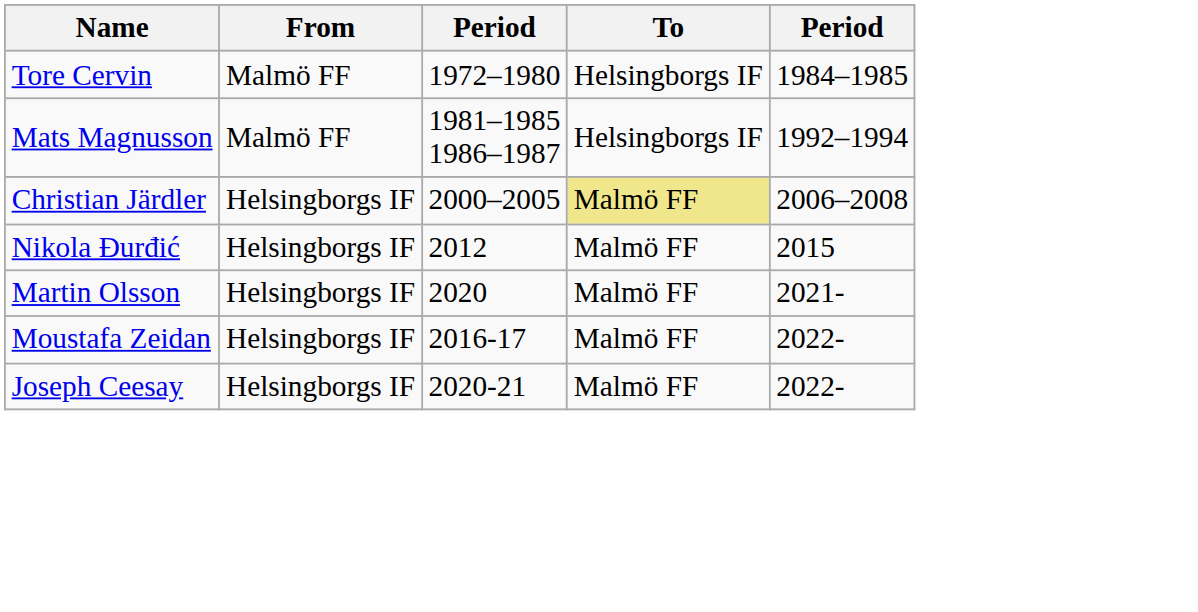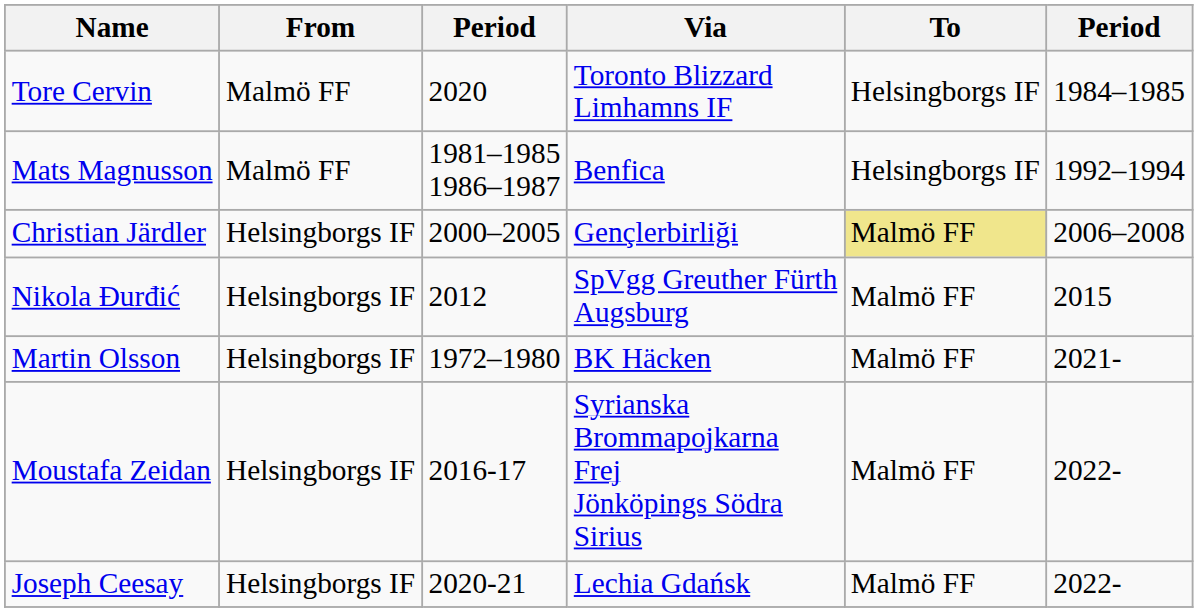+ column: (706, 27)
(494, 74) 1972–1980 -> (458, 90) 2020
(458, 292) 2020 -> (494, 358) 1972–1980
